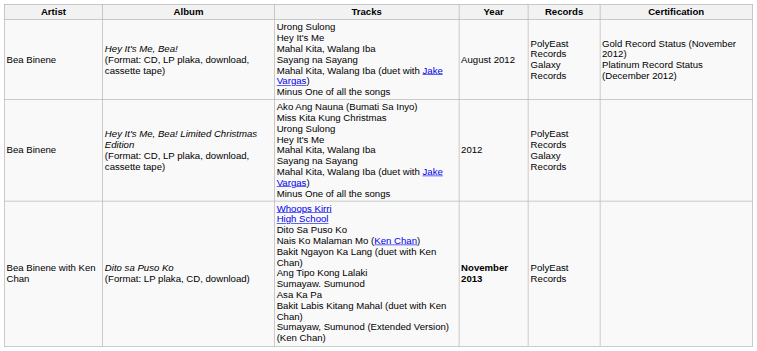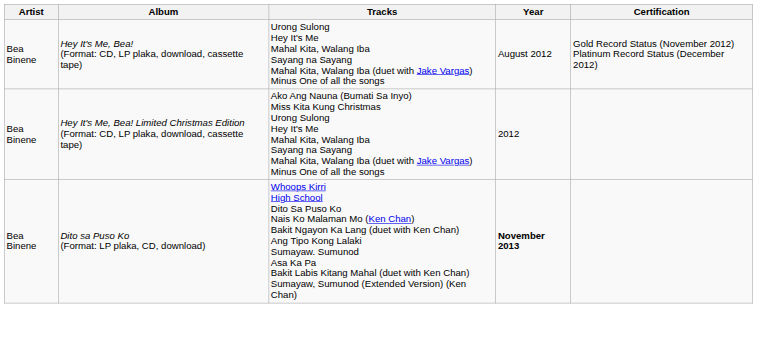- column: (564, 12)
(51, 273) Bea Binene with Ken Chan -> (21, 241) Bea Binene
